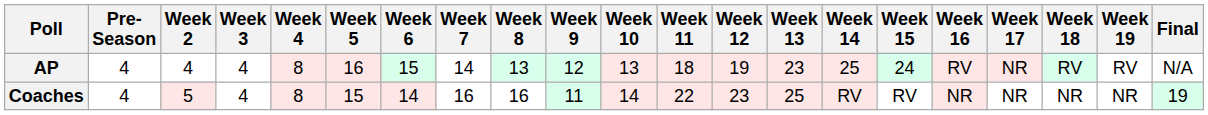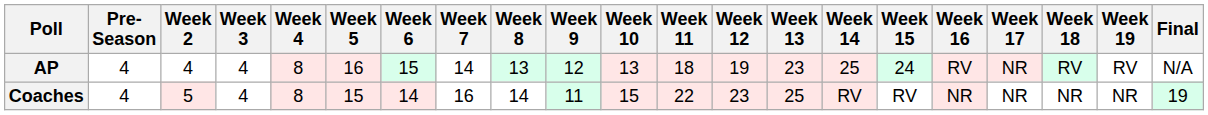(519, 96) 16 -> (519, 96) 14
(629, 96) 14 -> (629, 96) 15
